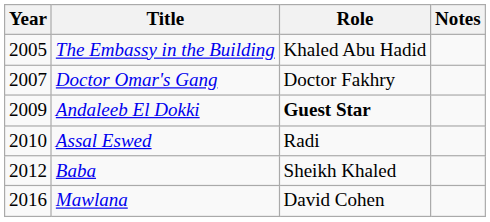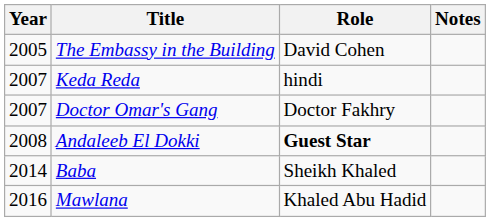(355, 49) Khaled Abu Hadid -> (334, 49) David Cohen
+ row: (98, 79)
(28, 110) 2009 -> (28, 140) 2008
- row: (104, 140)
(28, 170) 2012 -> (28, 170) 2014
(334, 200) David Cohen -> (355, 200) Khaled Abu Hadid
